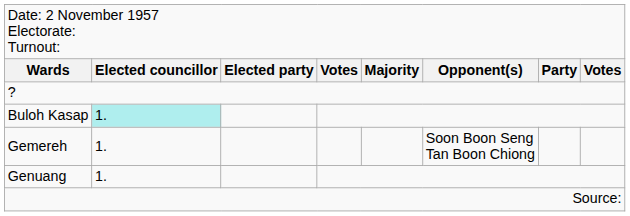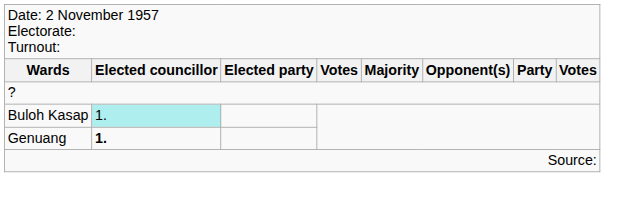- row: (37, 146)
(101, 176) normal -> (101, 138) bold
